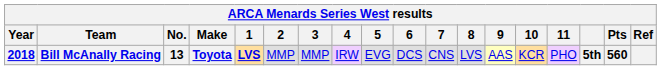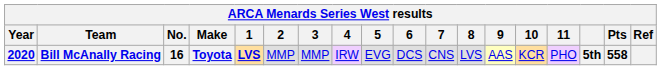(21, 55) 2018 -> (21, 55) 2020
(177, 55) 13 -> (177, 55) 16
(617, 55) 560 -> (617, 55) 558
